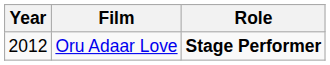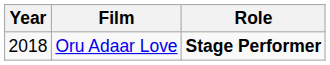(28, 45) 2012 -> (28, 45) 2018
